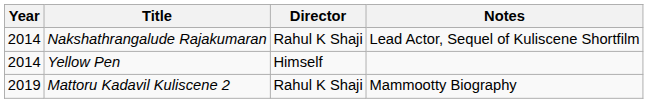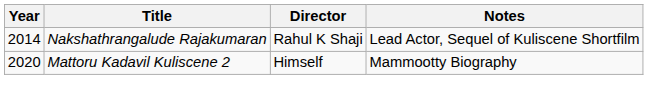- row: (84, 62)
(24, 86) 2019 -> (24, 62) 2020
(318, 86) Rahul K Shaji -> (298, 62) Himself
